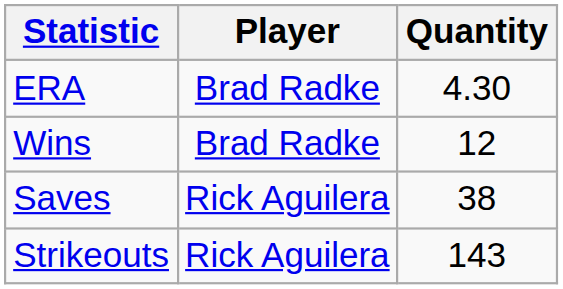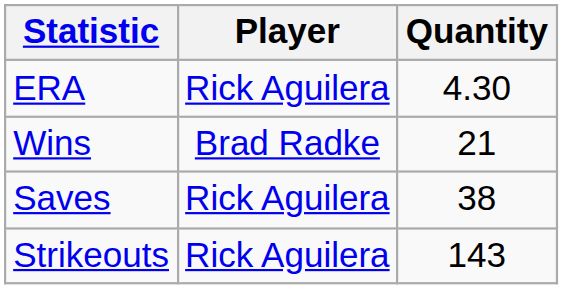(287, 87) Brad Radke -> (287, 87) Rick Aguilera
(477, 143) 12 -> (477, 143) 21
